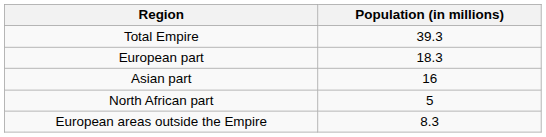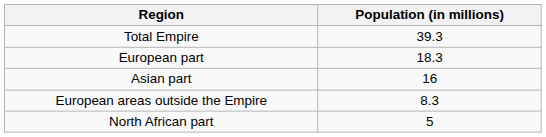rows swapped: (161, 100) <-> (161, 121)
